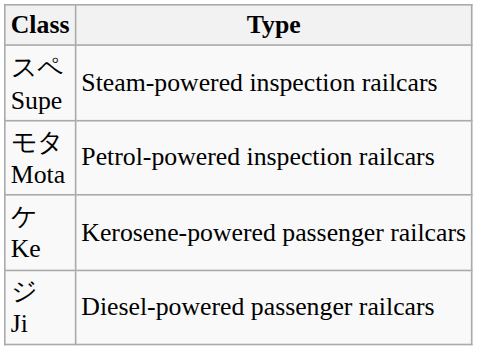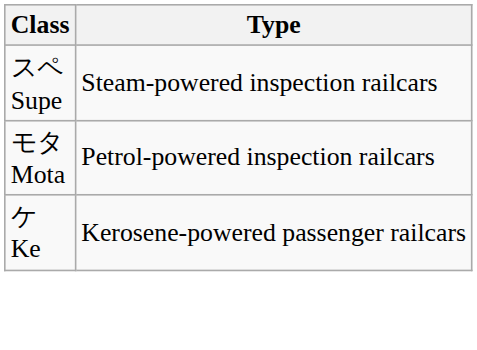- row: (24, 307)
